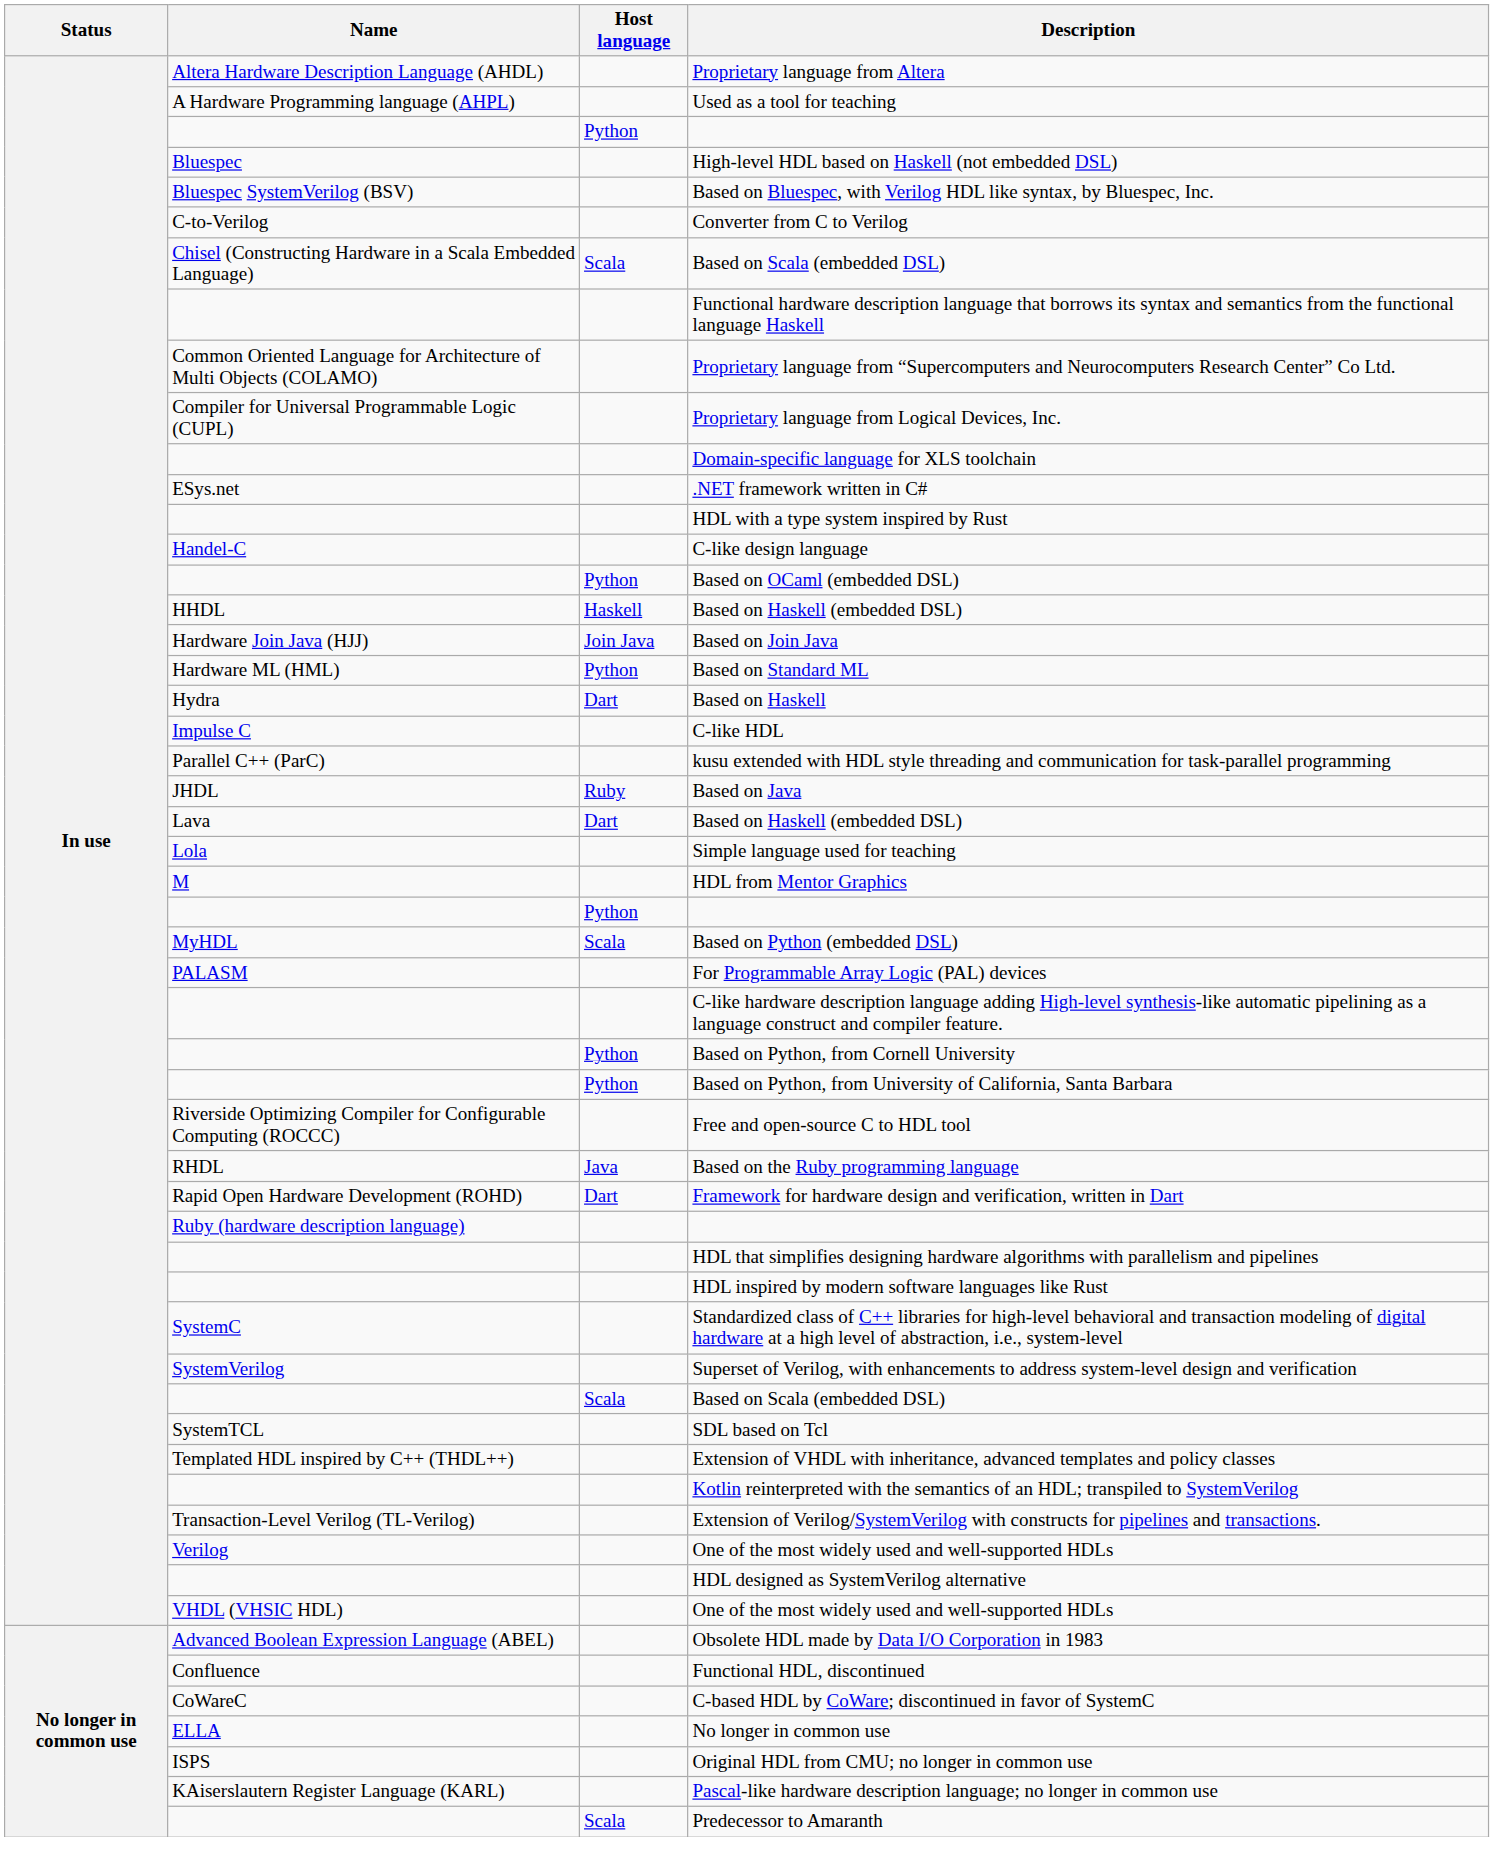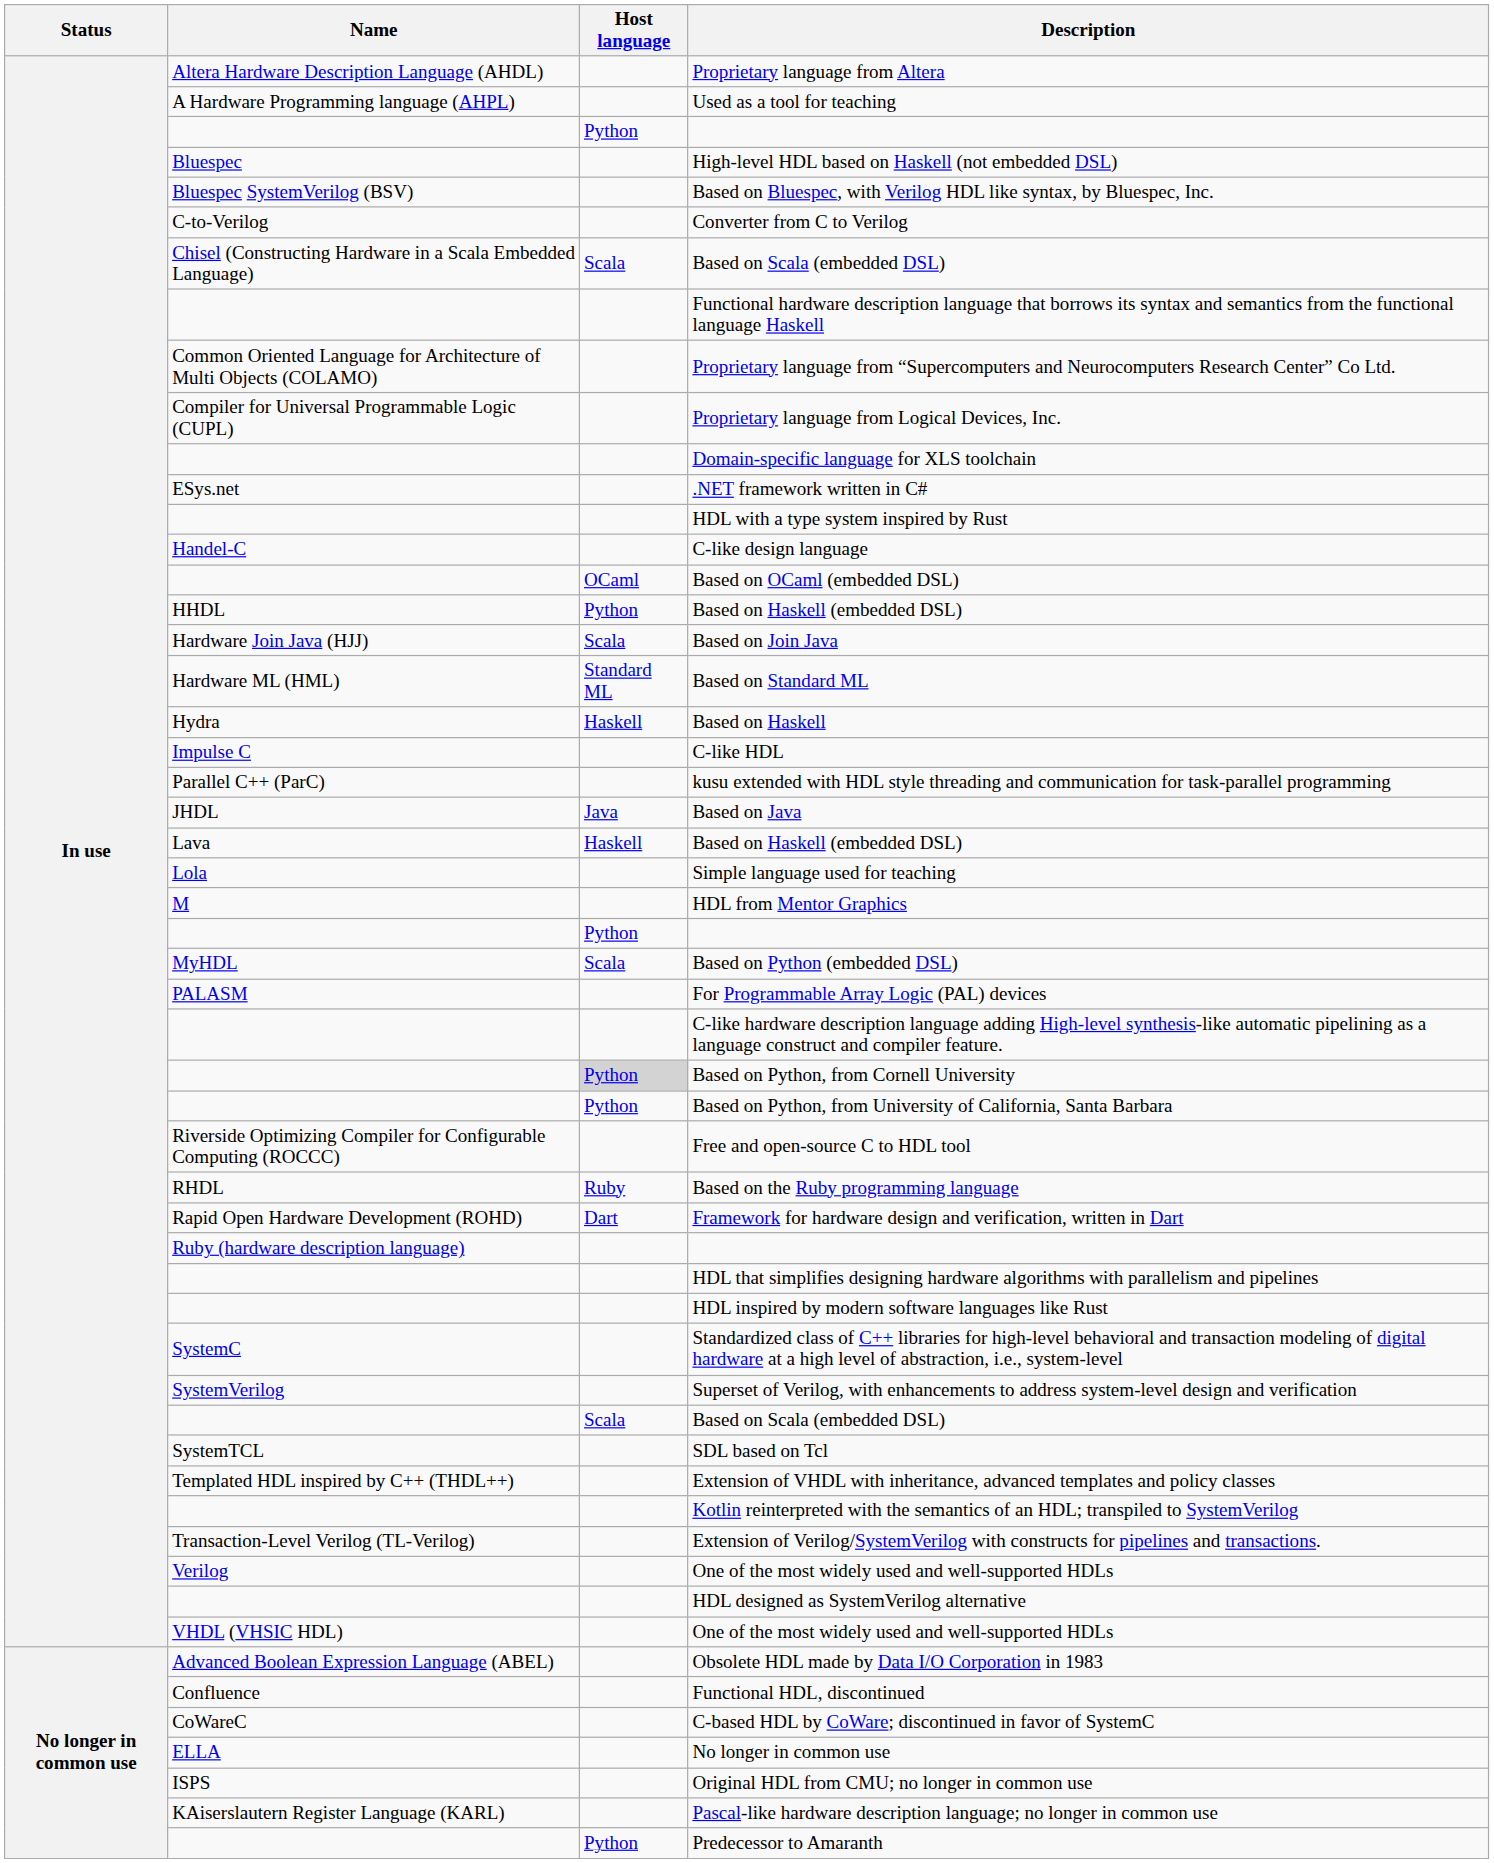(611, 579) Python -> (612, 579) OCaml
(613, 609) Haskell -> (611, 609) Python
(619, 640) Join Java -> (605, 640) Scala
(611, 670) Python -> (618, 680) Standard ML
(601, 700) Dart -> (613, 721) Haskell
(605, 791) Ruby -> (601, 812) Java
(601, 821) Dart -> (613, 842) Haskell
(611, 1054) no background -> (611, 1075) lightgrey background
(601, 1166) Java -> (605, 1187) Ruby
(605, 1821) Scala -> (611, 1842) Python
